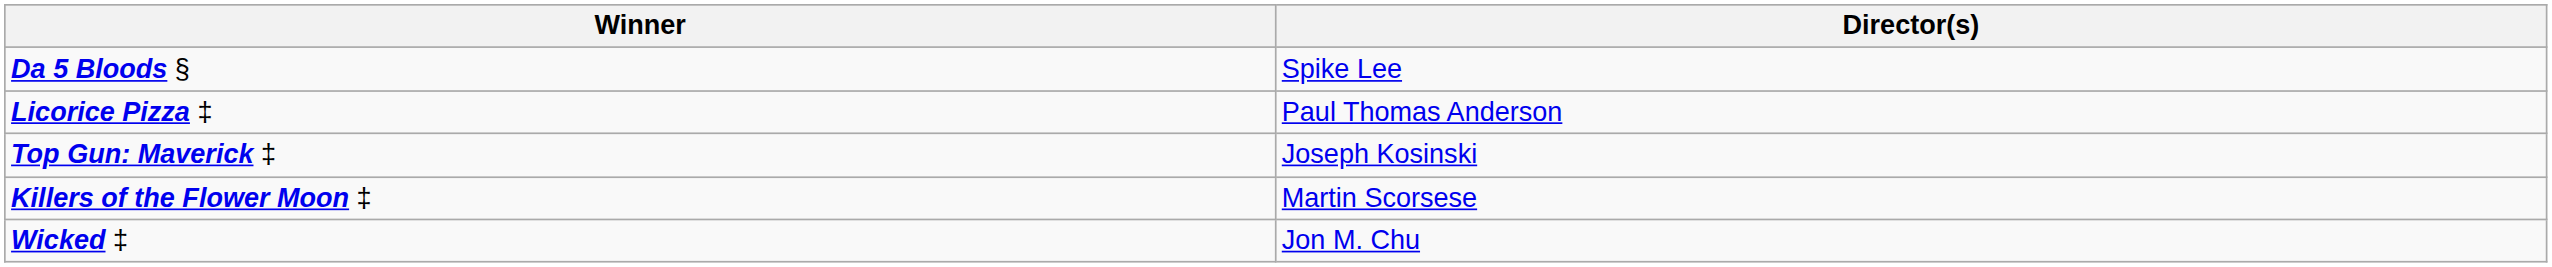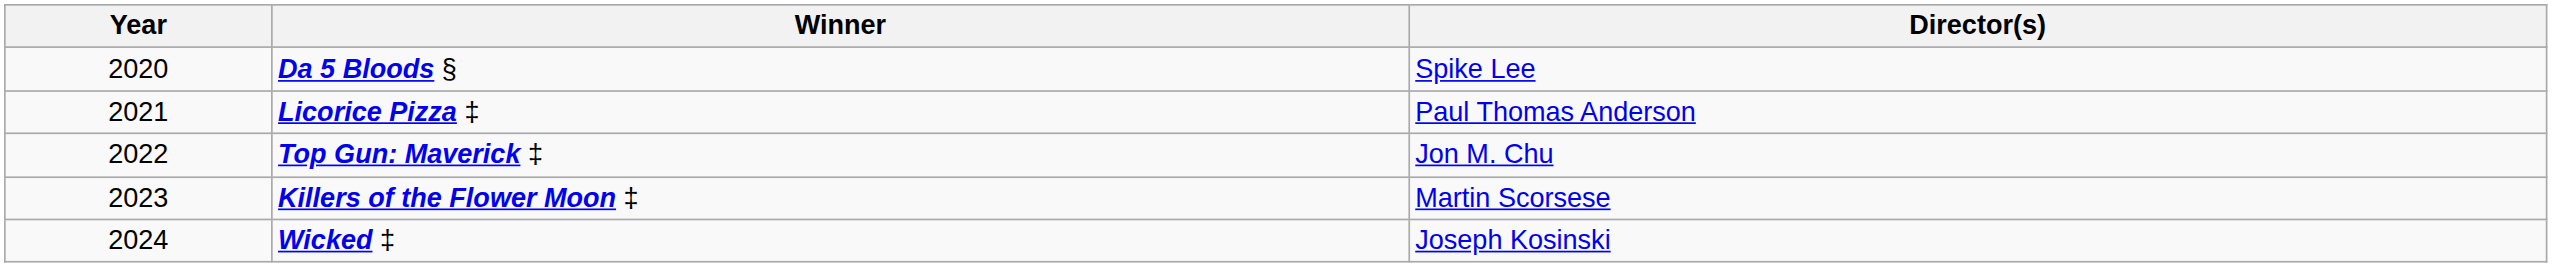+ column: (138, 25)
(1379, 154) Joseph Kosinski -> (1484, 154) Jon M. Chu
(1351, 240) Jon M. Chu -> (1513, 240) Joseph Kosinski
